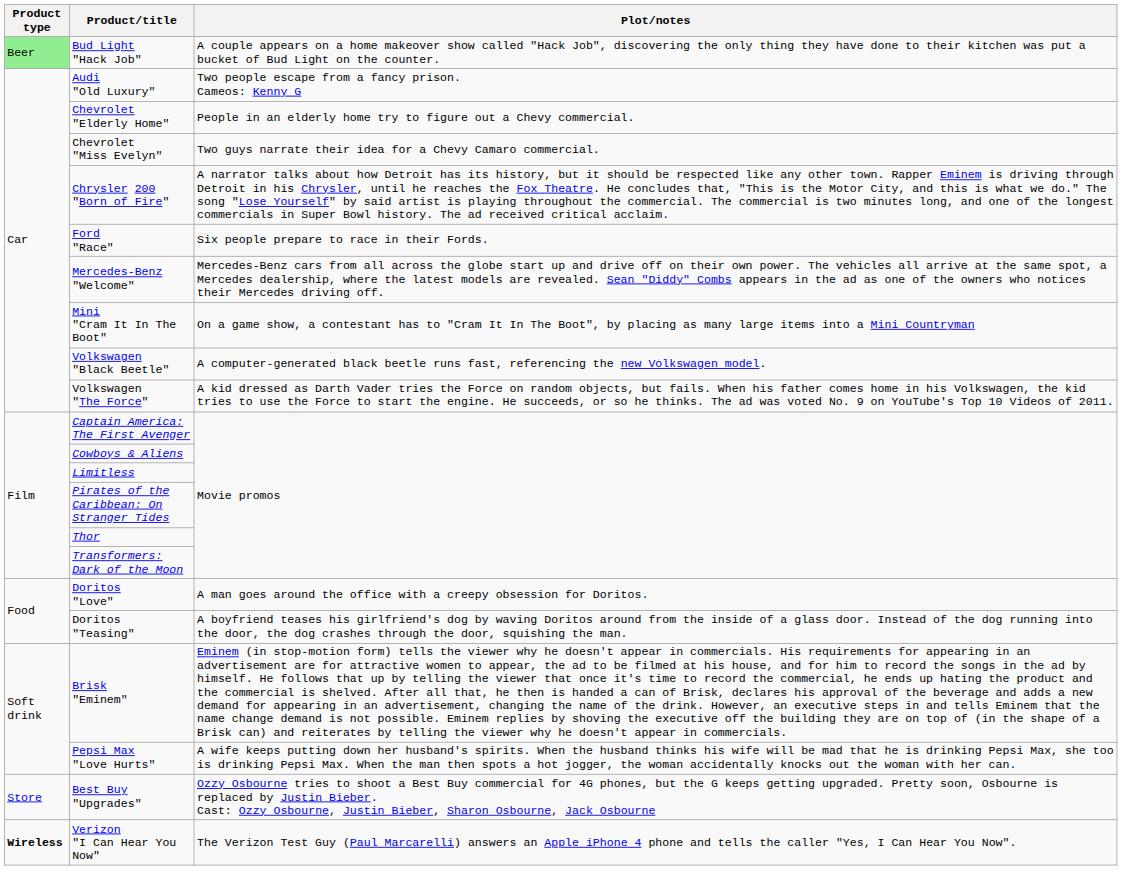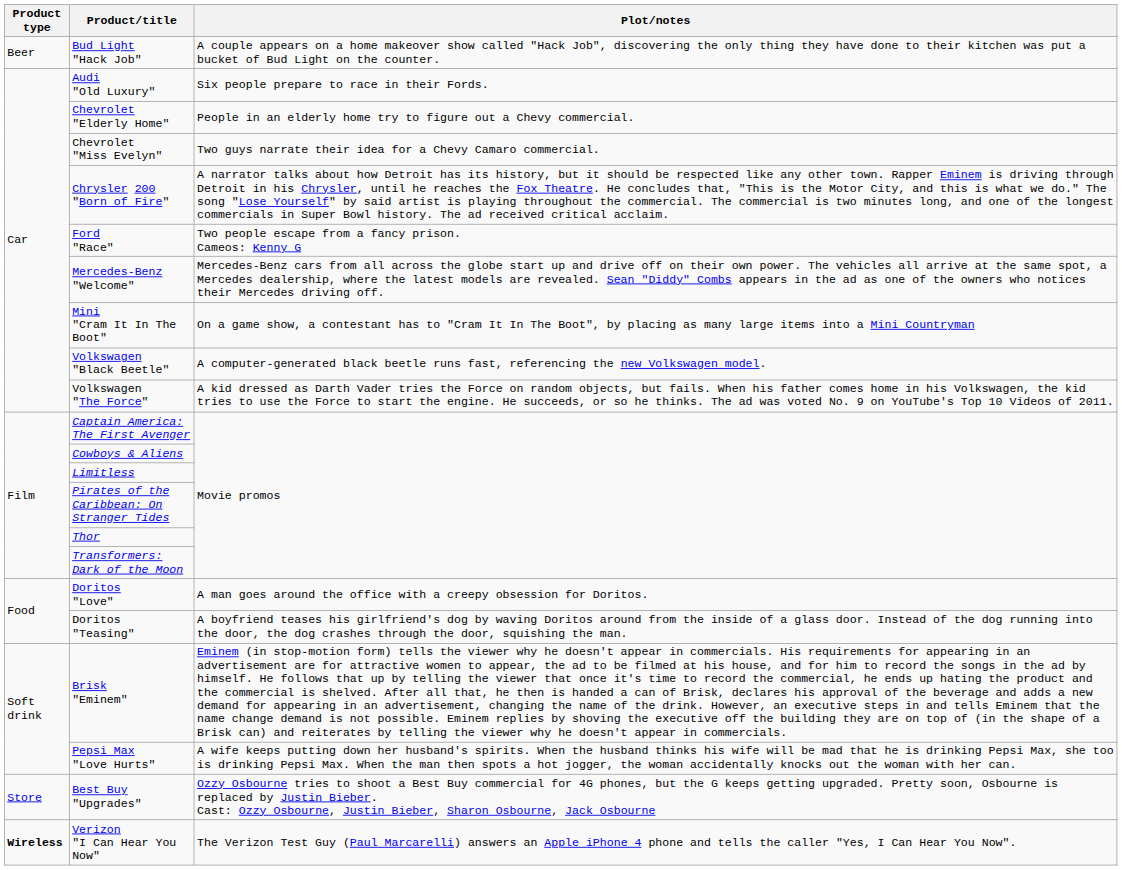(21, 53) lightgreen background -> (21, 53) no background
(329, 85) Two people escape from a fancy prison. Cameos: Kenny G -> (343, 85) Six people prepare to race in their Fords.
(343, 240) Six people prepare to race in their Fords. -> (329, 240) Two people escape from a fancy prison. Cameos: Kenny G
